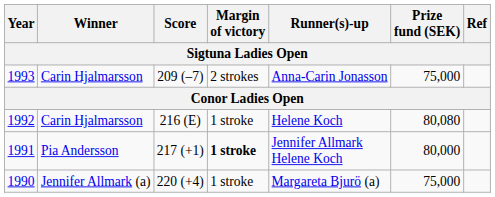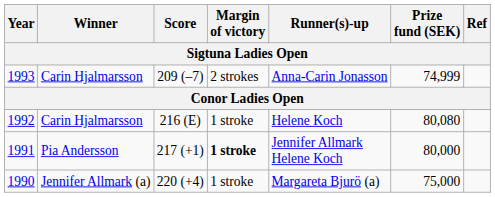(442, 76) 75,000 -> (442, 76) 74,999
